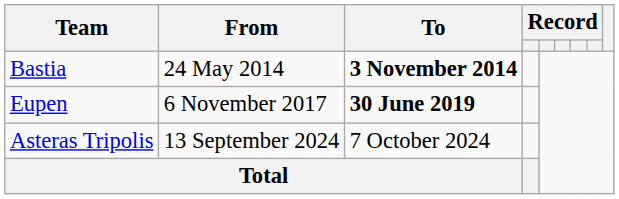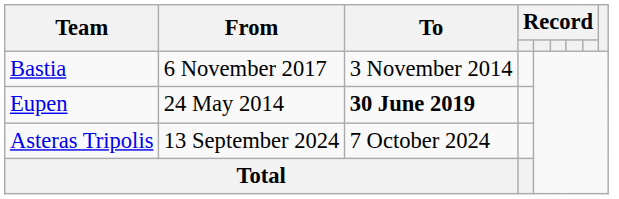(224, 68) 24 May 2014 -> (245, 68) 6 November 2017
(433, 68) bold -> (431, 68) normal
(245, 104) 6 November 2017 -> (224, 104) 24 May 2014
